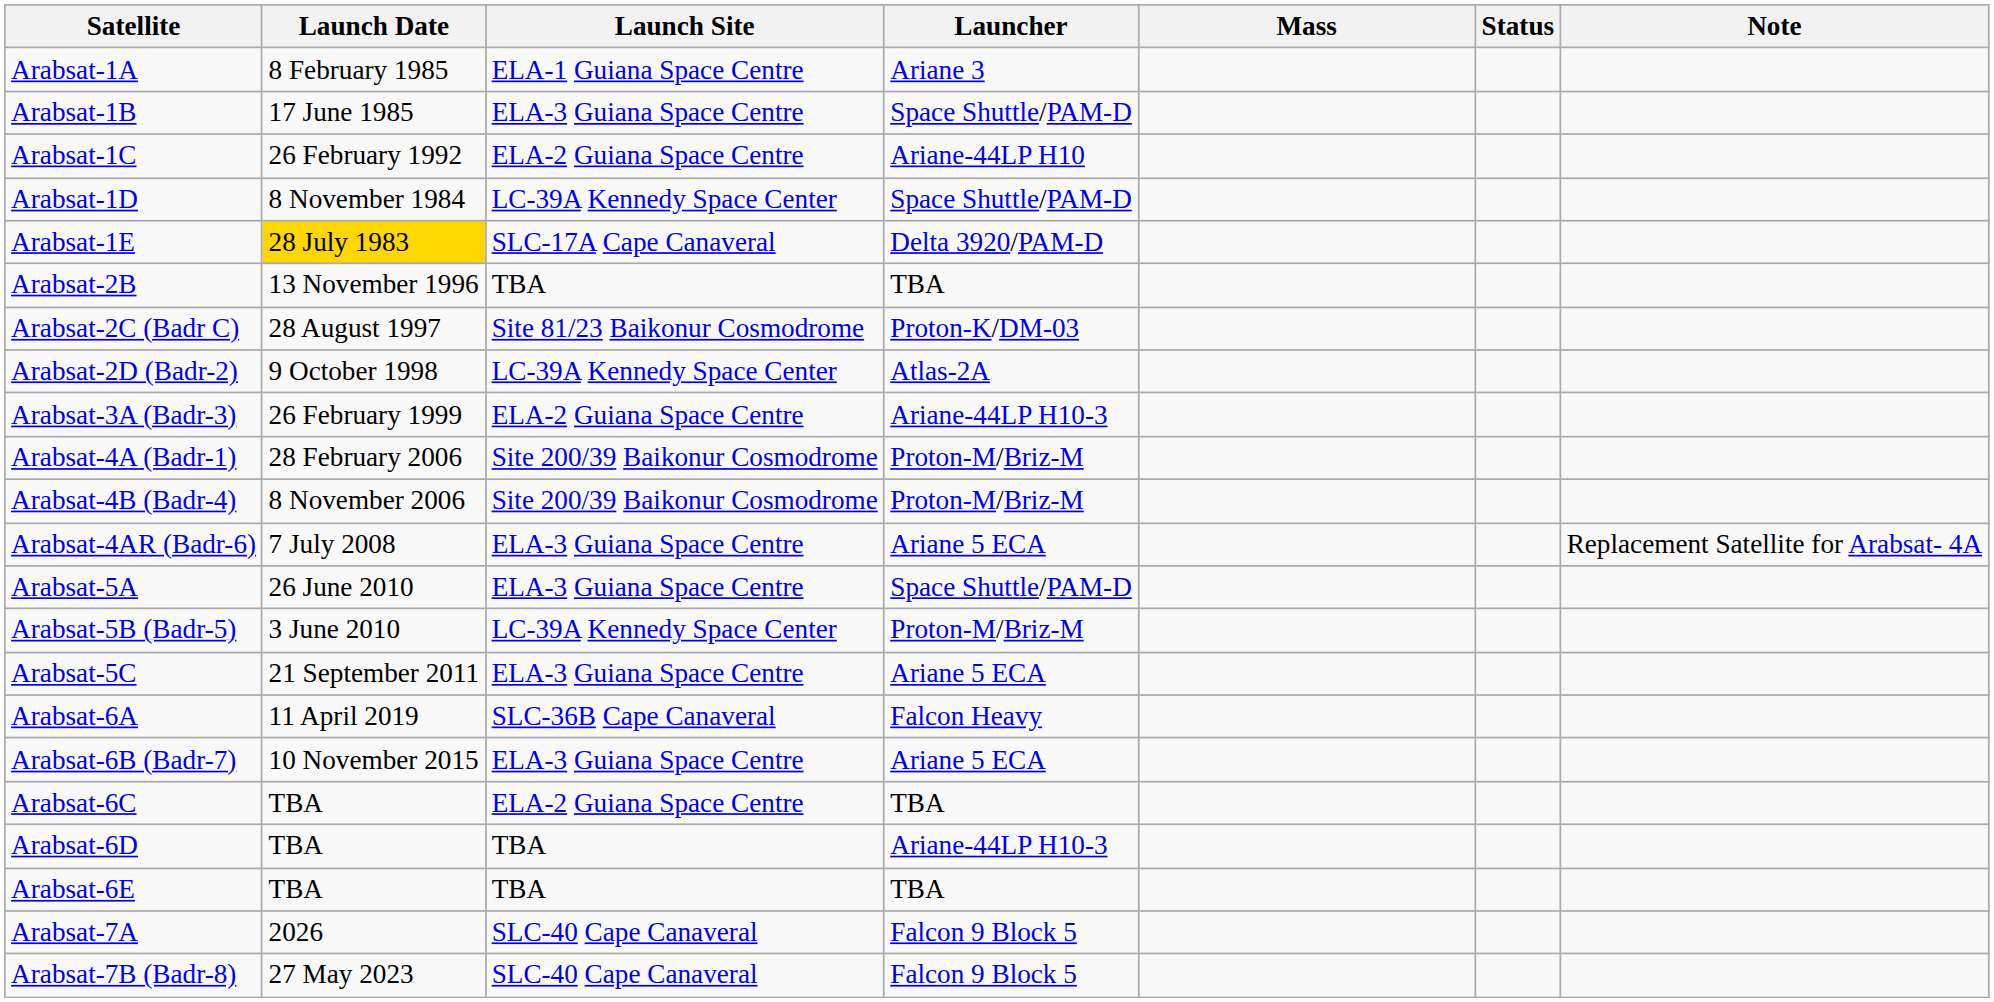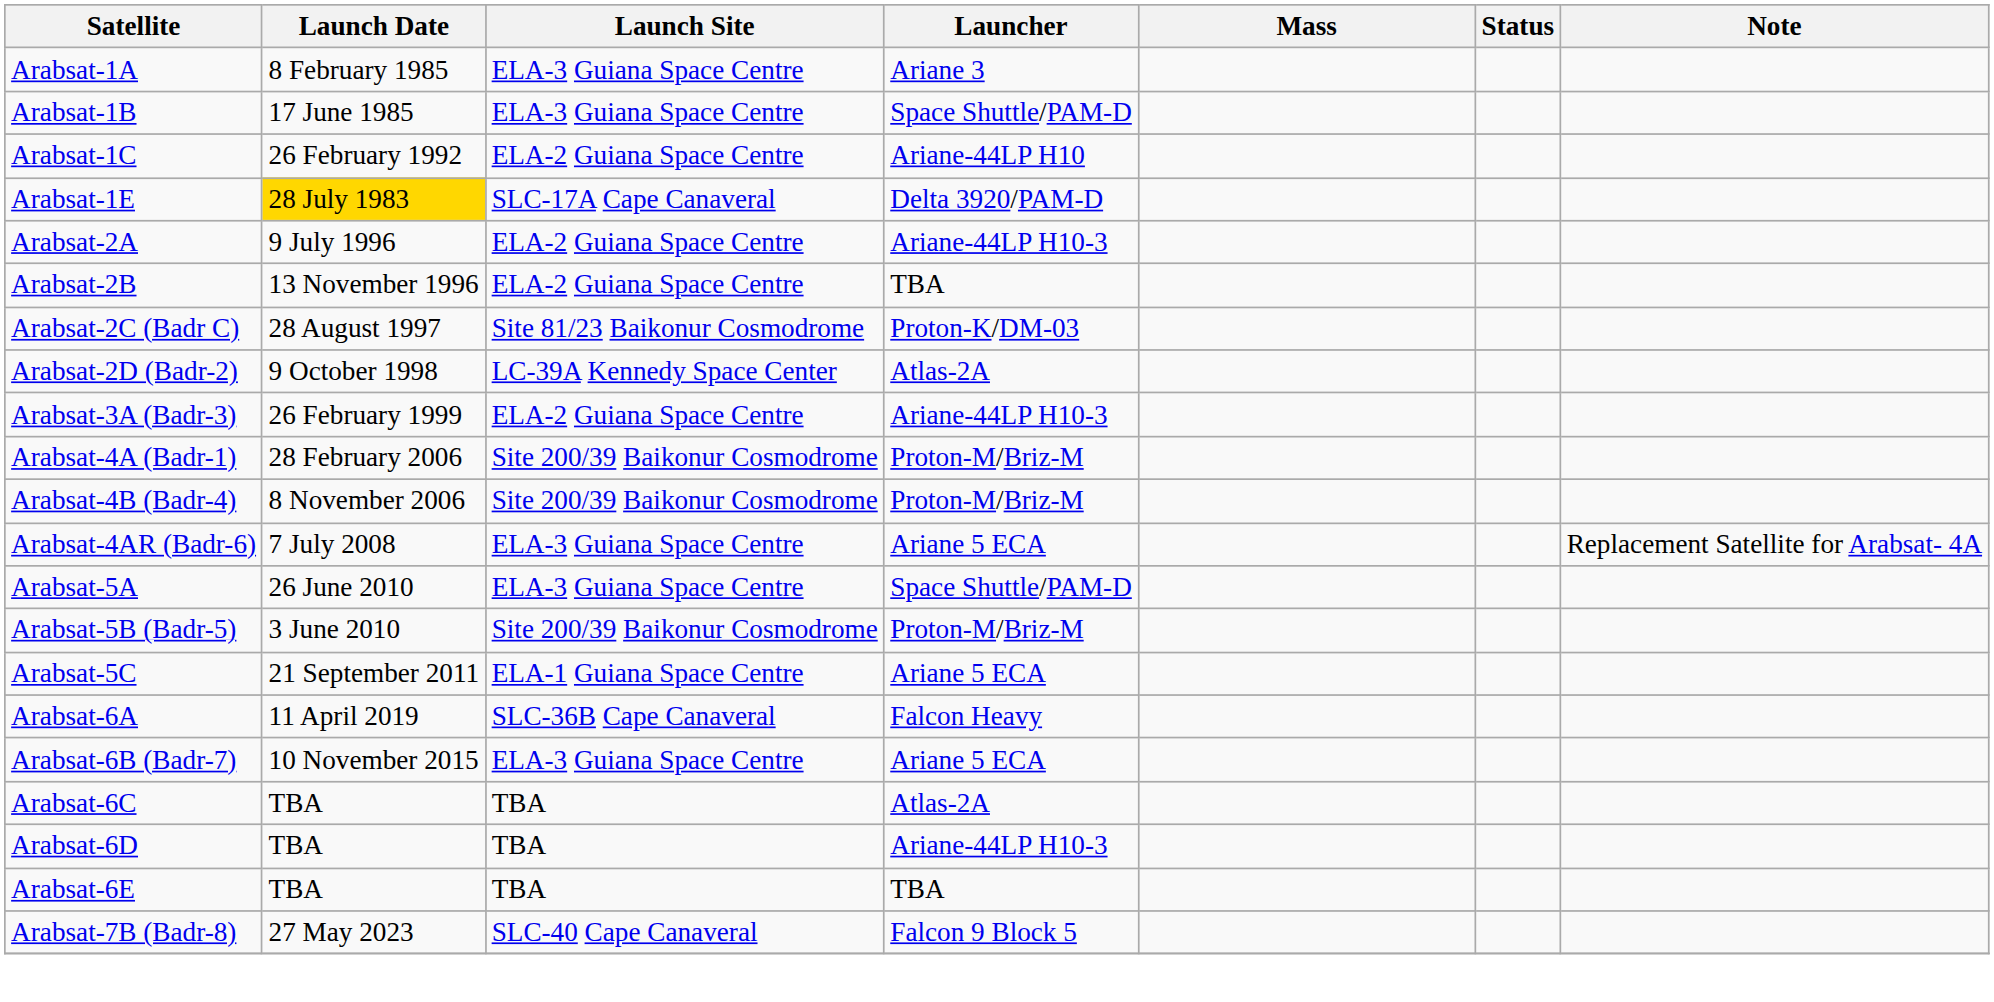(648, 69) ELA-1 Guiana Space Centre -> (648, 69) ELA-3 Guiana Space Centre
- row: (75, 198)
+ row: (75, 241)
(519, 284) TBA -> (648, 284) ELA-2 Guiana Space Centre
(664, 629) LC-39A Kennedy Space Center -> (685, 629) Site 200/39 Baikonur Cosmodrome
(648, 673) ELA-3 Guiana Space Centre -> (648, 673) ELA-1 Guiana Space Centre
(648, 802) ELA-2 Guiana Space Centre -> (519, 802) TBA
(917, 802) TBA -> (940, 802) Atlas-2A
- row: (75, 931)
